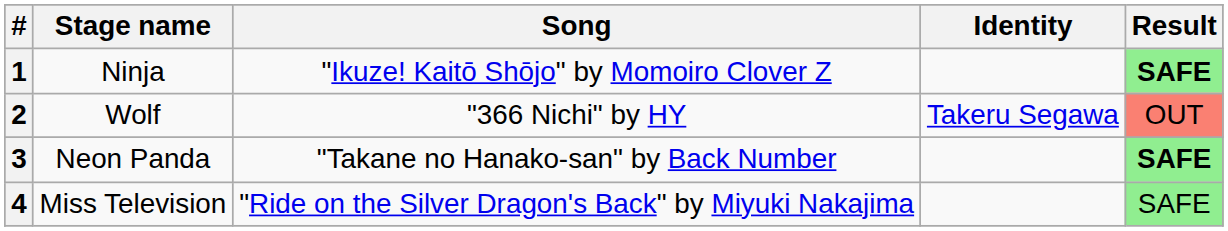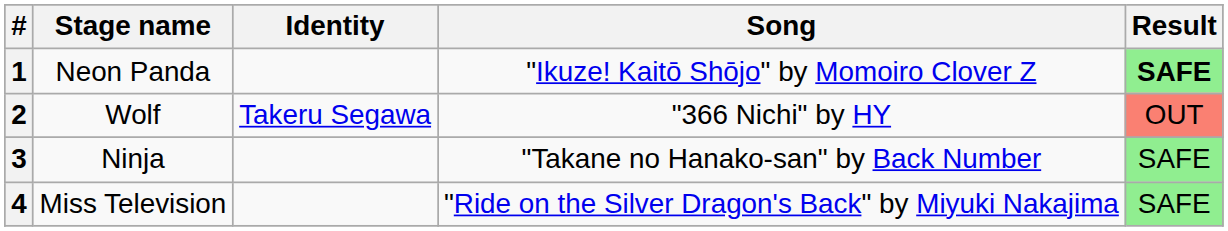columns swapped: (577, 26) <-> (1023, 26)
(133, 70) Ninja -> (133, 70) Neon Panda
(133, 159) Neon Panda -> (133, 159) Ninja
(1174, 159) bold -> (1174, 159) normal
